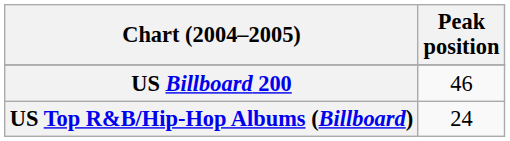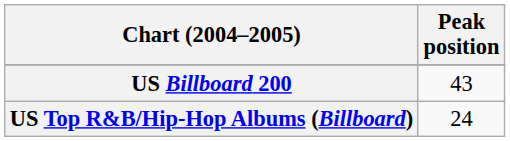(461, 82) 46 -> (461, 82) 43
